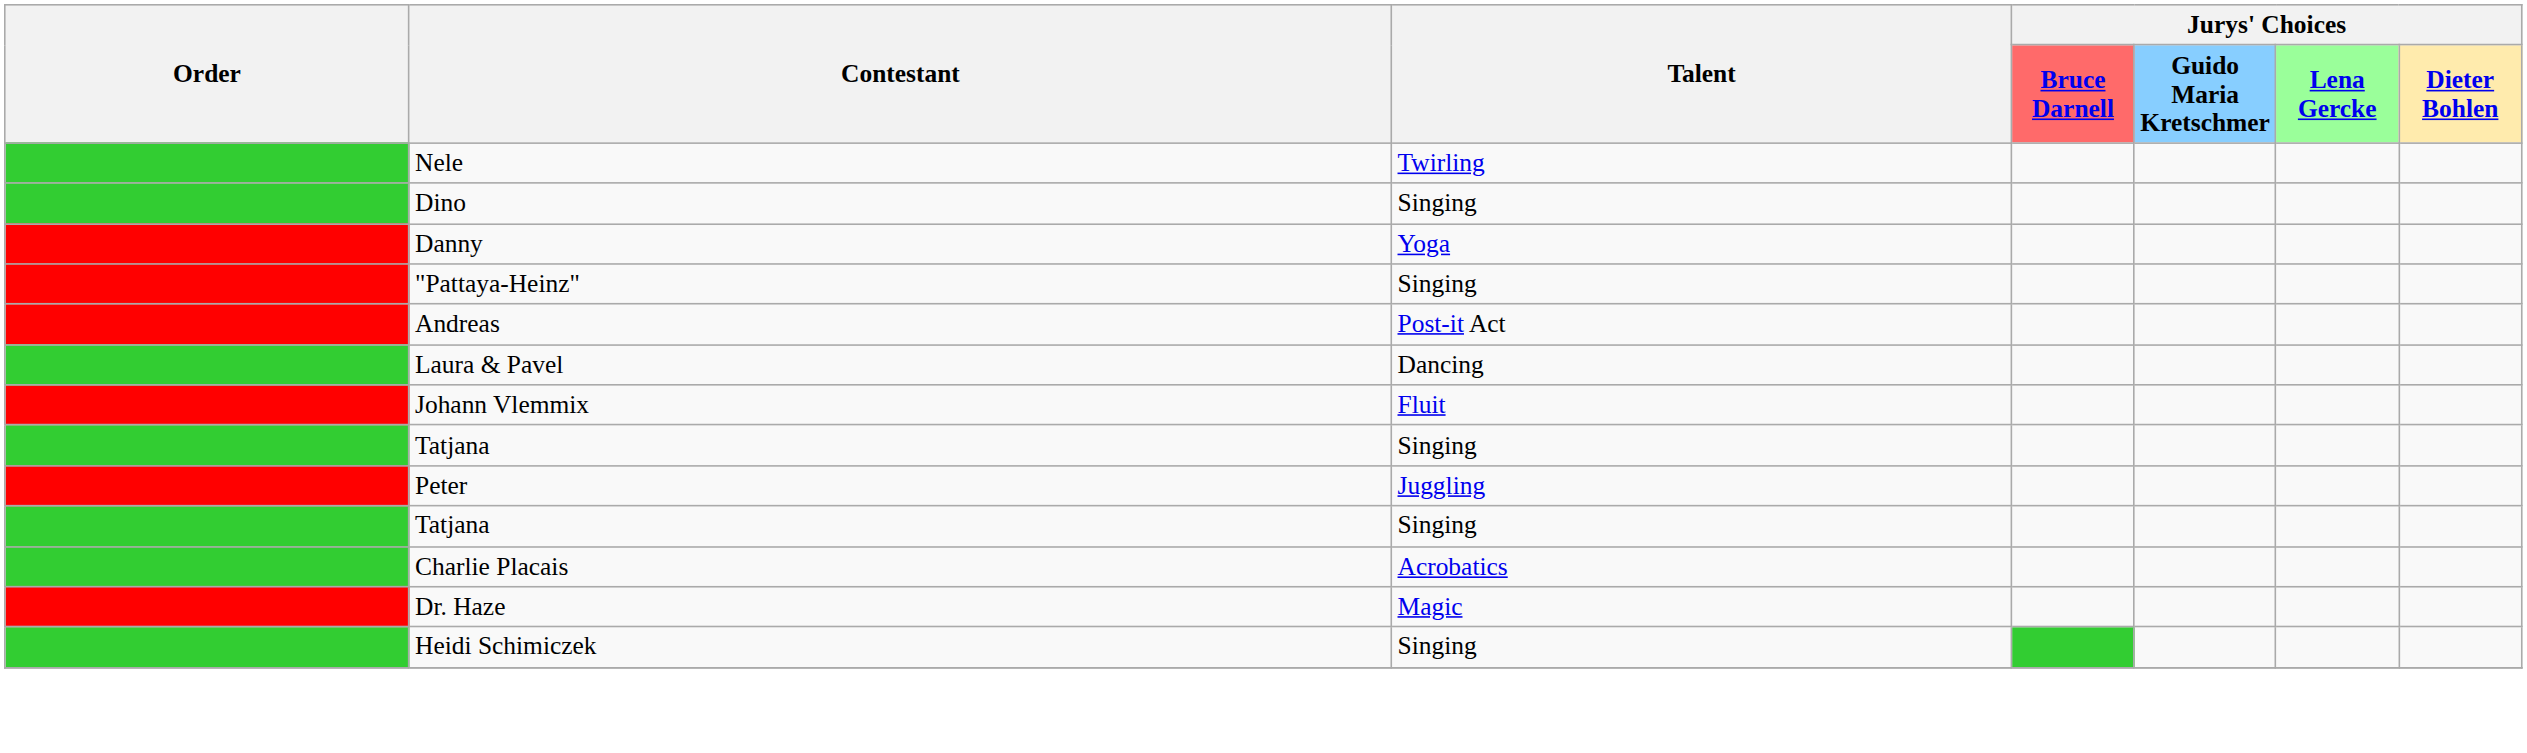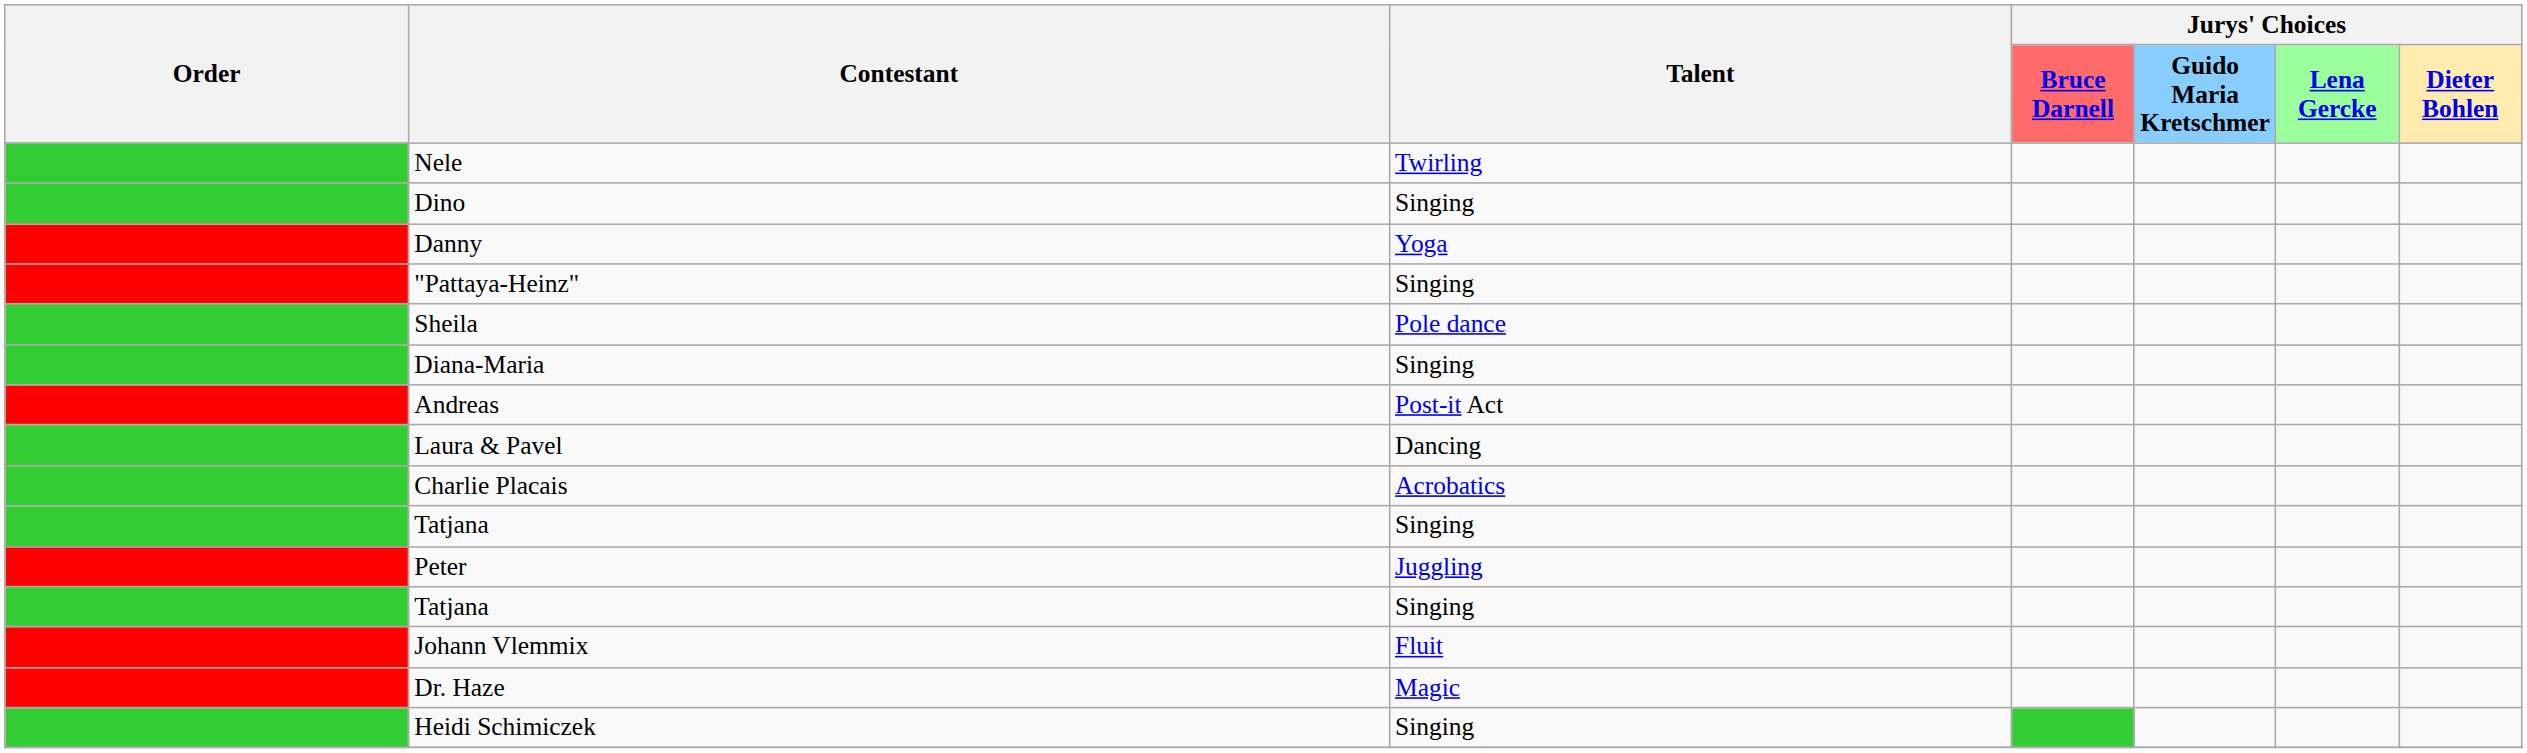+ row: (446, 323)
+ row: (479, 364)
rows swapped: (502, 404) <-> (492, 566)
